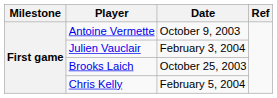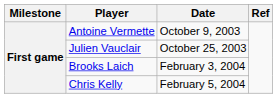(202, 48) February 3, 2004 -> (203, 48) October 25, 2003
(203, 66) October 25, 2003 -> (202, 66) February 3, 2004
